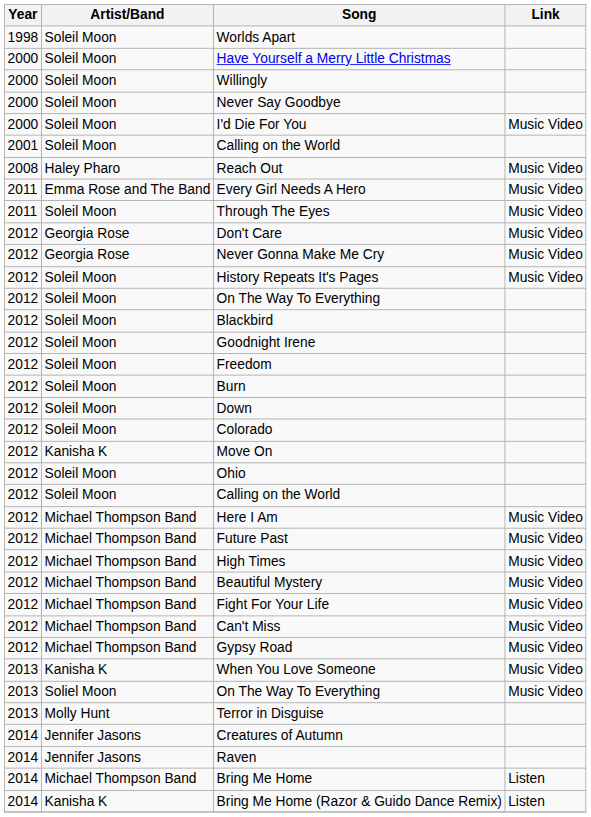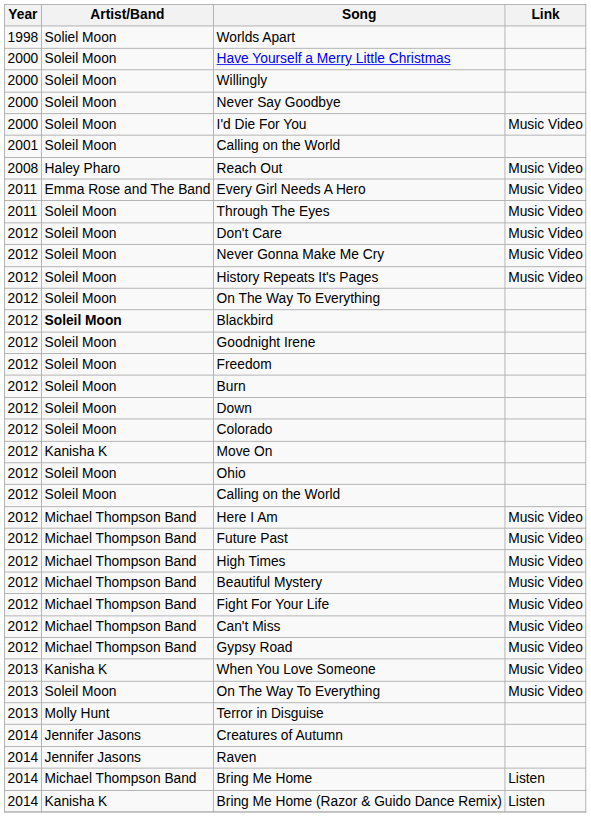(81, 37) Soleil Moon -> (81, 37) Soliel Moon
(87, 233) Georgia Rose -> (81, 233) Soleil Moon
(87, 255) Georgia Rose -> (81, 255) Soleil Moon
(81, 320) normal -> (83, 320) bold
(81, 691) Soliel Moon -> (81, 691) Soleil Moon
